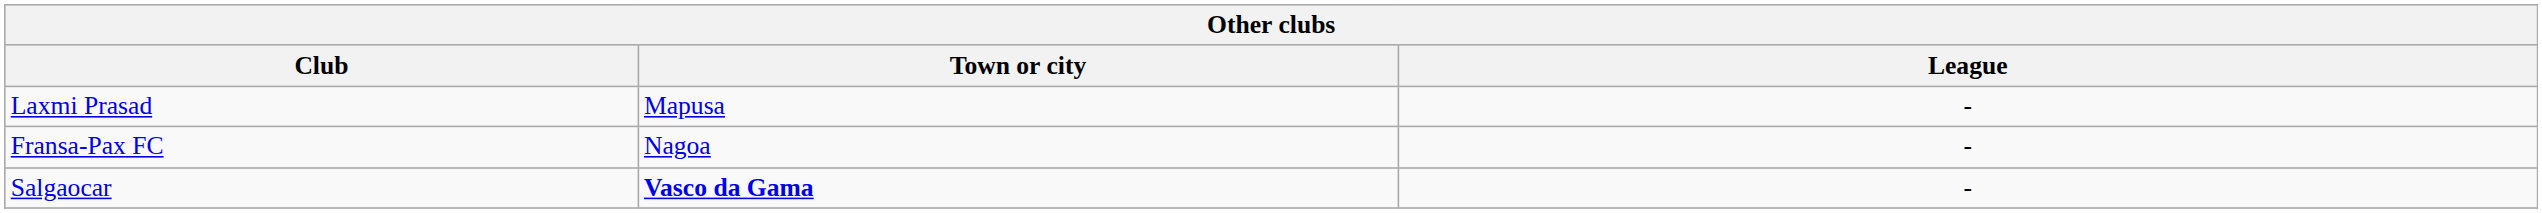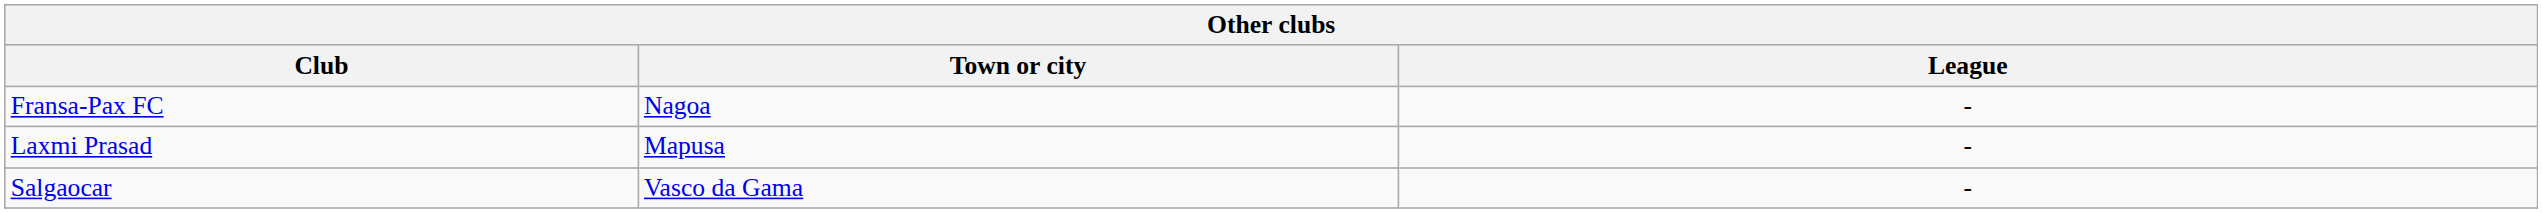rows swapped: (87, 146) <-> (81, 106)
(729, 187) bold -> (724, 187) normal
